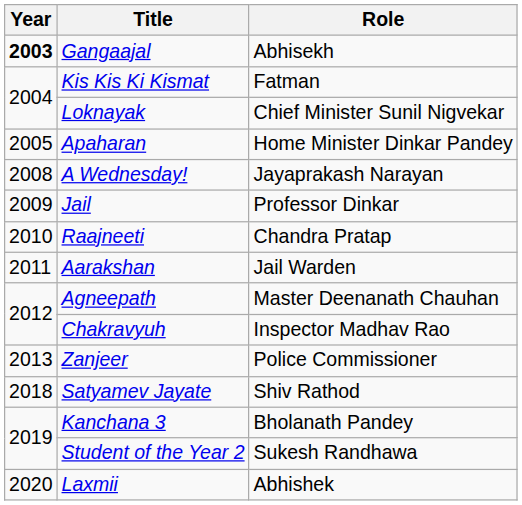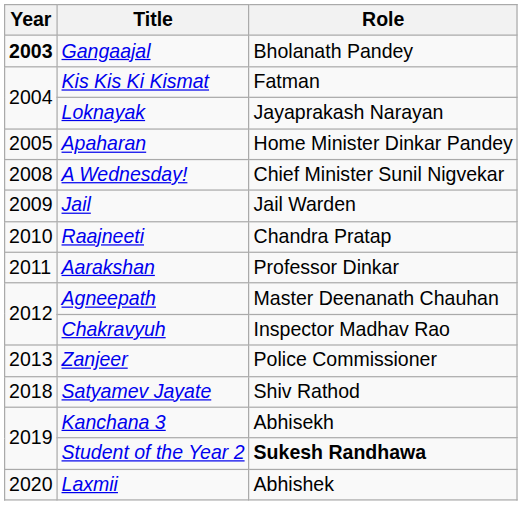(294, 50) Abhisekh -> (333, 50) Bholanath Pandey
(379, 112) Chief Minister Sunil Nigvekar -> (349, 112) Jayaprakash Narayan
(349, 174) Jayaprakash Narayan -> (379, 174) Chief Minister Sunil Nigvekar
(326, 205) Professor Dinkar -> (305, 205) Jail Warden
(305, 267) Jail Warden -> (326, 267) Professor Dinkar
(333, 422) Bholanath Pandey -> (294, 422) Abhisekh
(336, 453) normal -> (340, 453) bold
